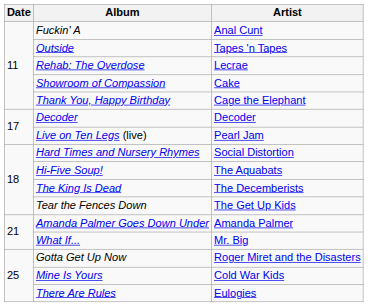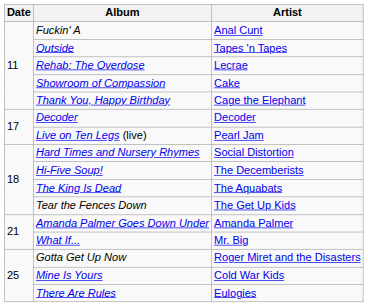(248, 170) The Aquabats -> (259, 170) The Decemberists
(259, 188) The Decemberists -> (248, 188) The Aquabats
